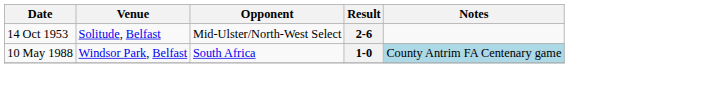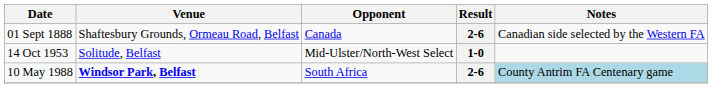+ row: (40, 33)
(364, 33) 2-6 -> (476, 53) 1-0
(133, 53) normal -> (137, 72) bold
(364, 53) 1-0 -> (476, 72) 2-6
